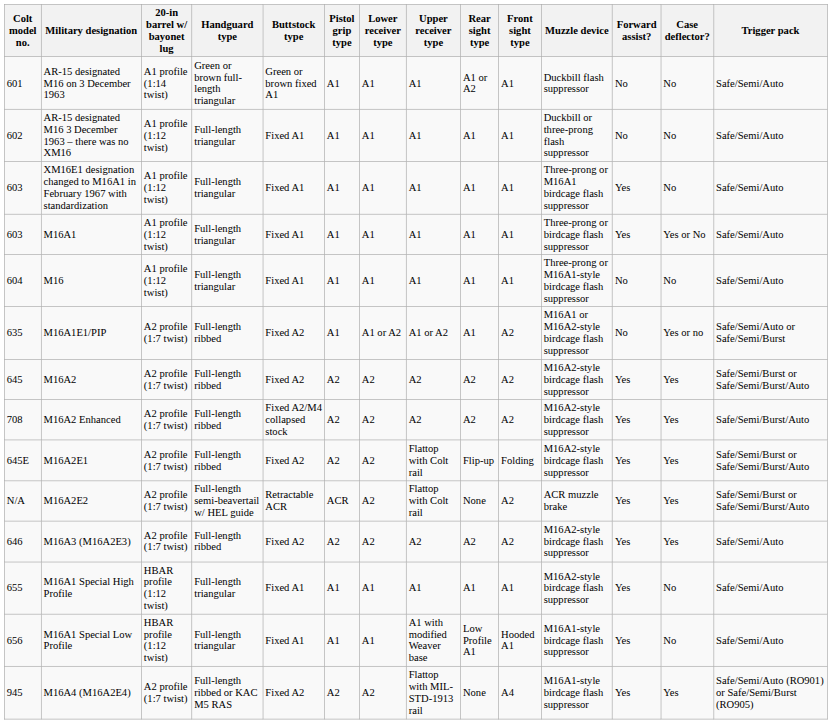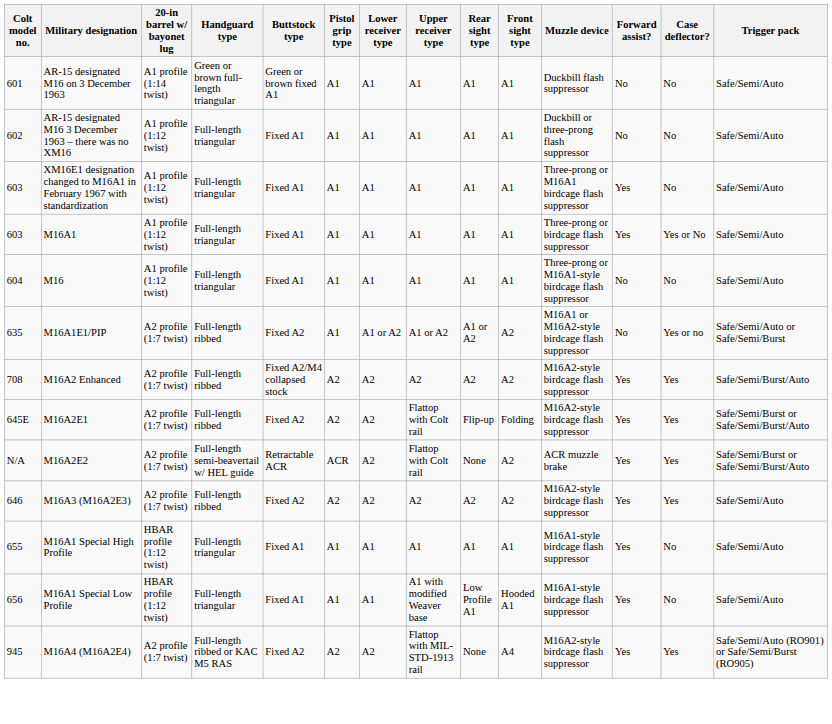(475, 83) A1 or A2 -> (469, 83) A1
(469, 333) A1 -> (475, 333) A1 or A2
- row: (60, 379)
(573, 588) M16A2-style birdcage flash suppressor -> (573, 547) M16A1-style birdcage flash suppressor
(573, 692) M16A1-style birdcage flash suppressor -> (573, 652) M16A2-style birdcage flash suppressor
